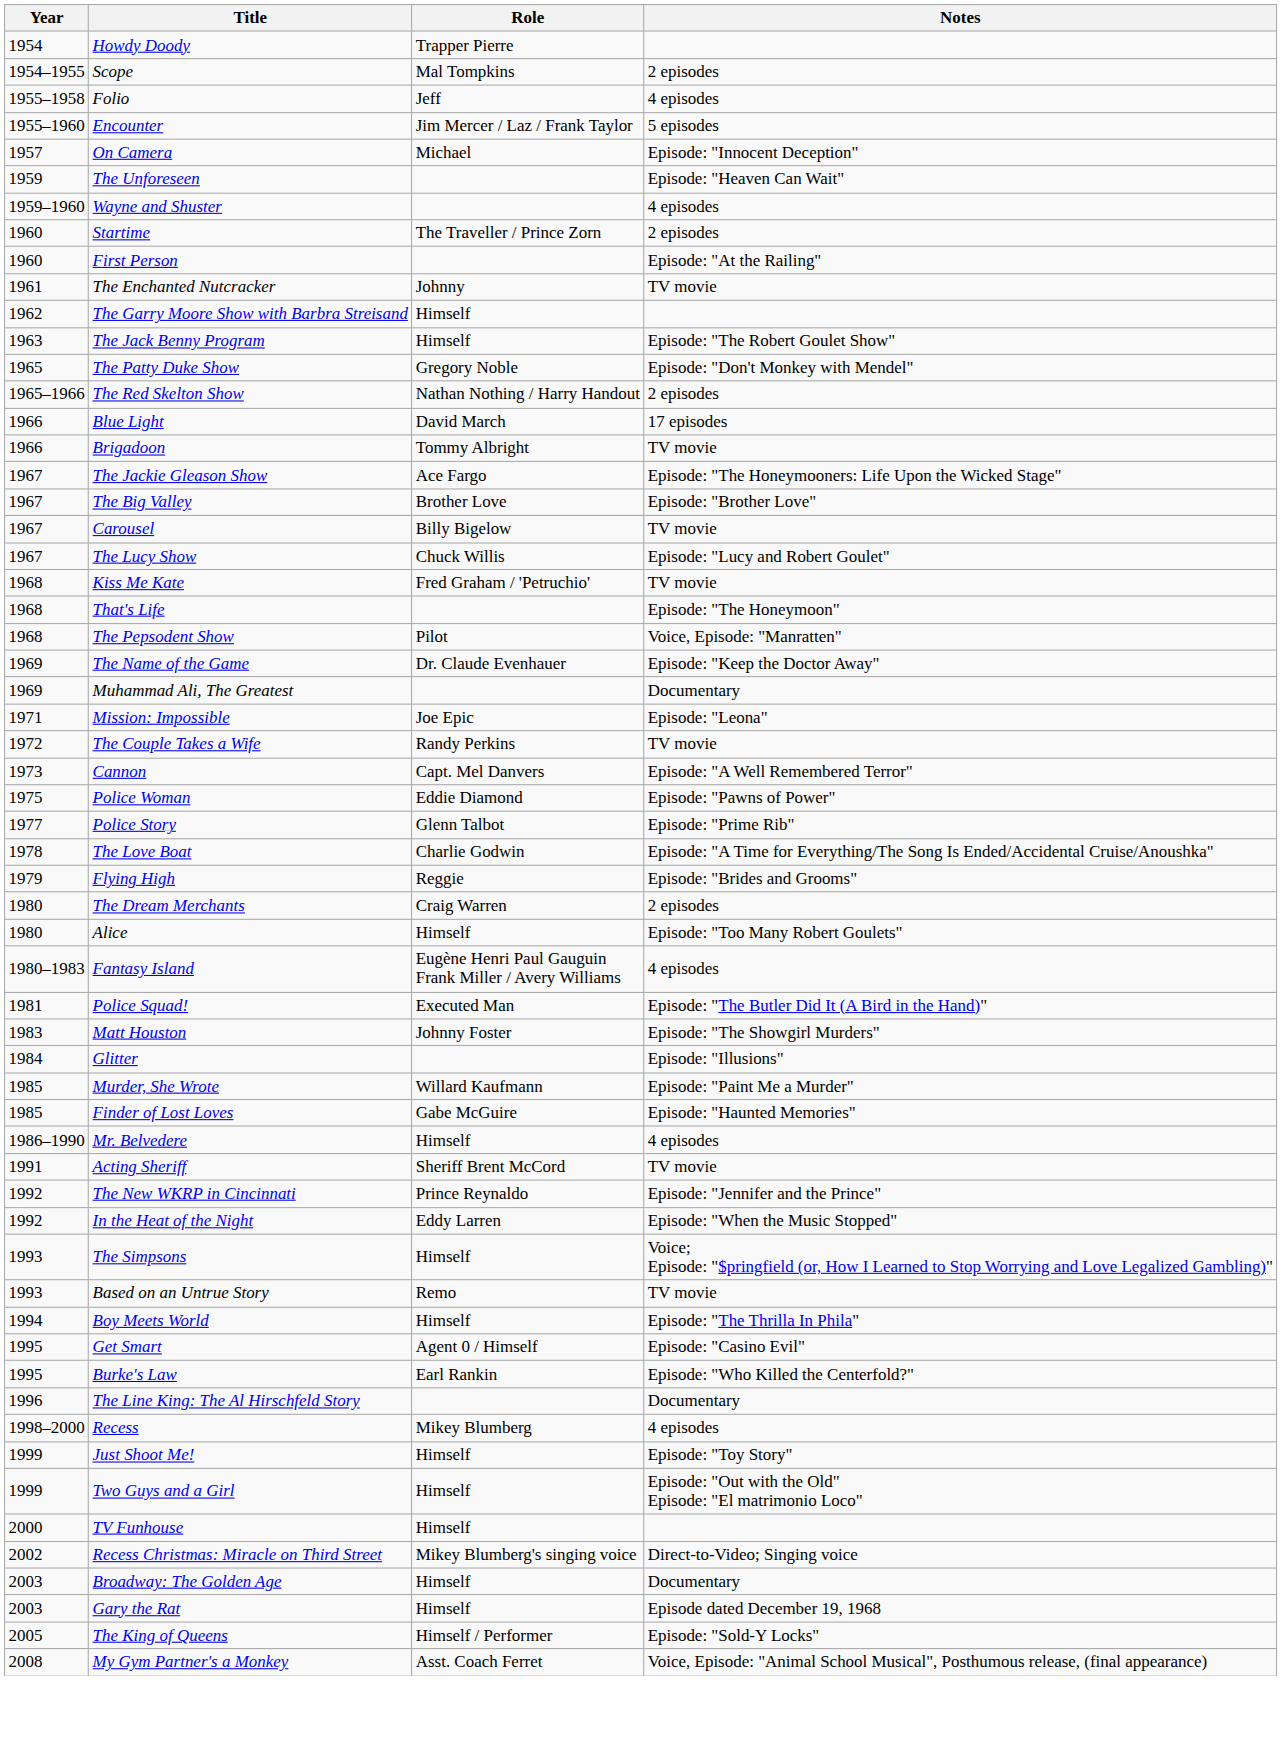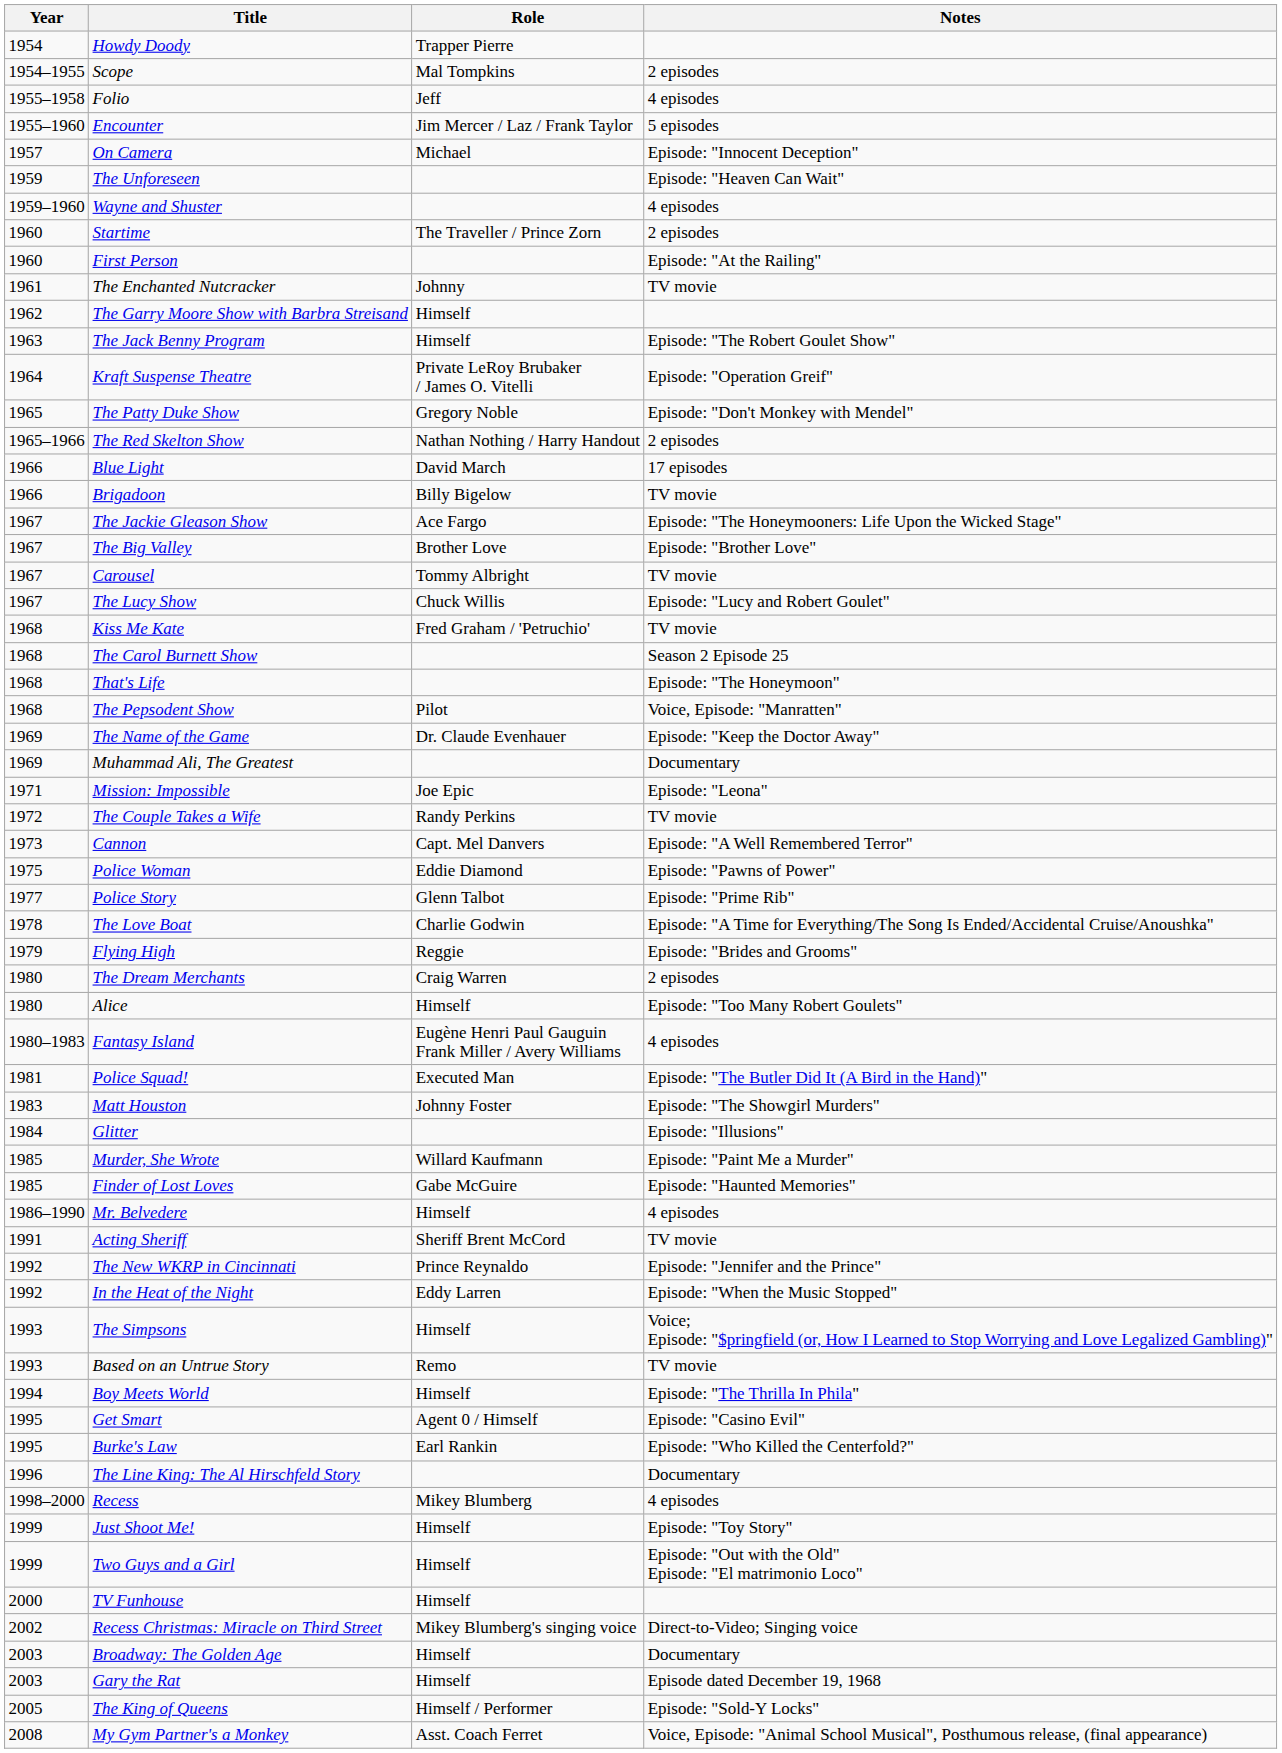+ row: (172, 377)
(472, 448) Tommy Albright -> (464, 494) Billy Bigelow
(464, 529) Billy Bigelow -> (472, 574) Tommy Albright
+ row: (175, 655)
